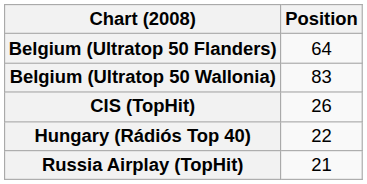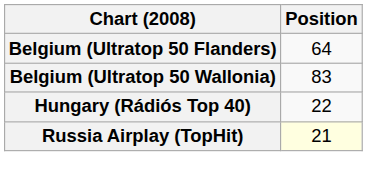- row: (143, 106)
(321, 164) no background -> (321, 135) lightyellow background
